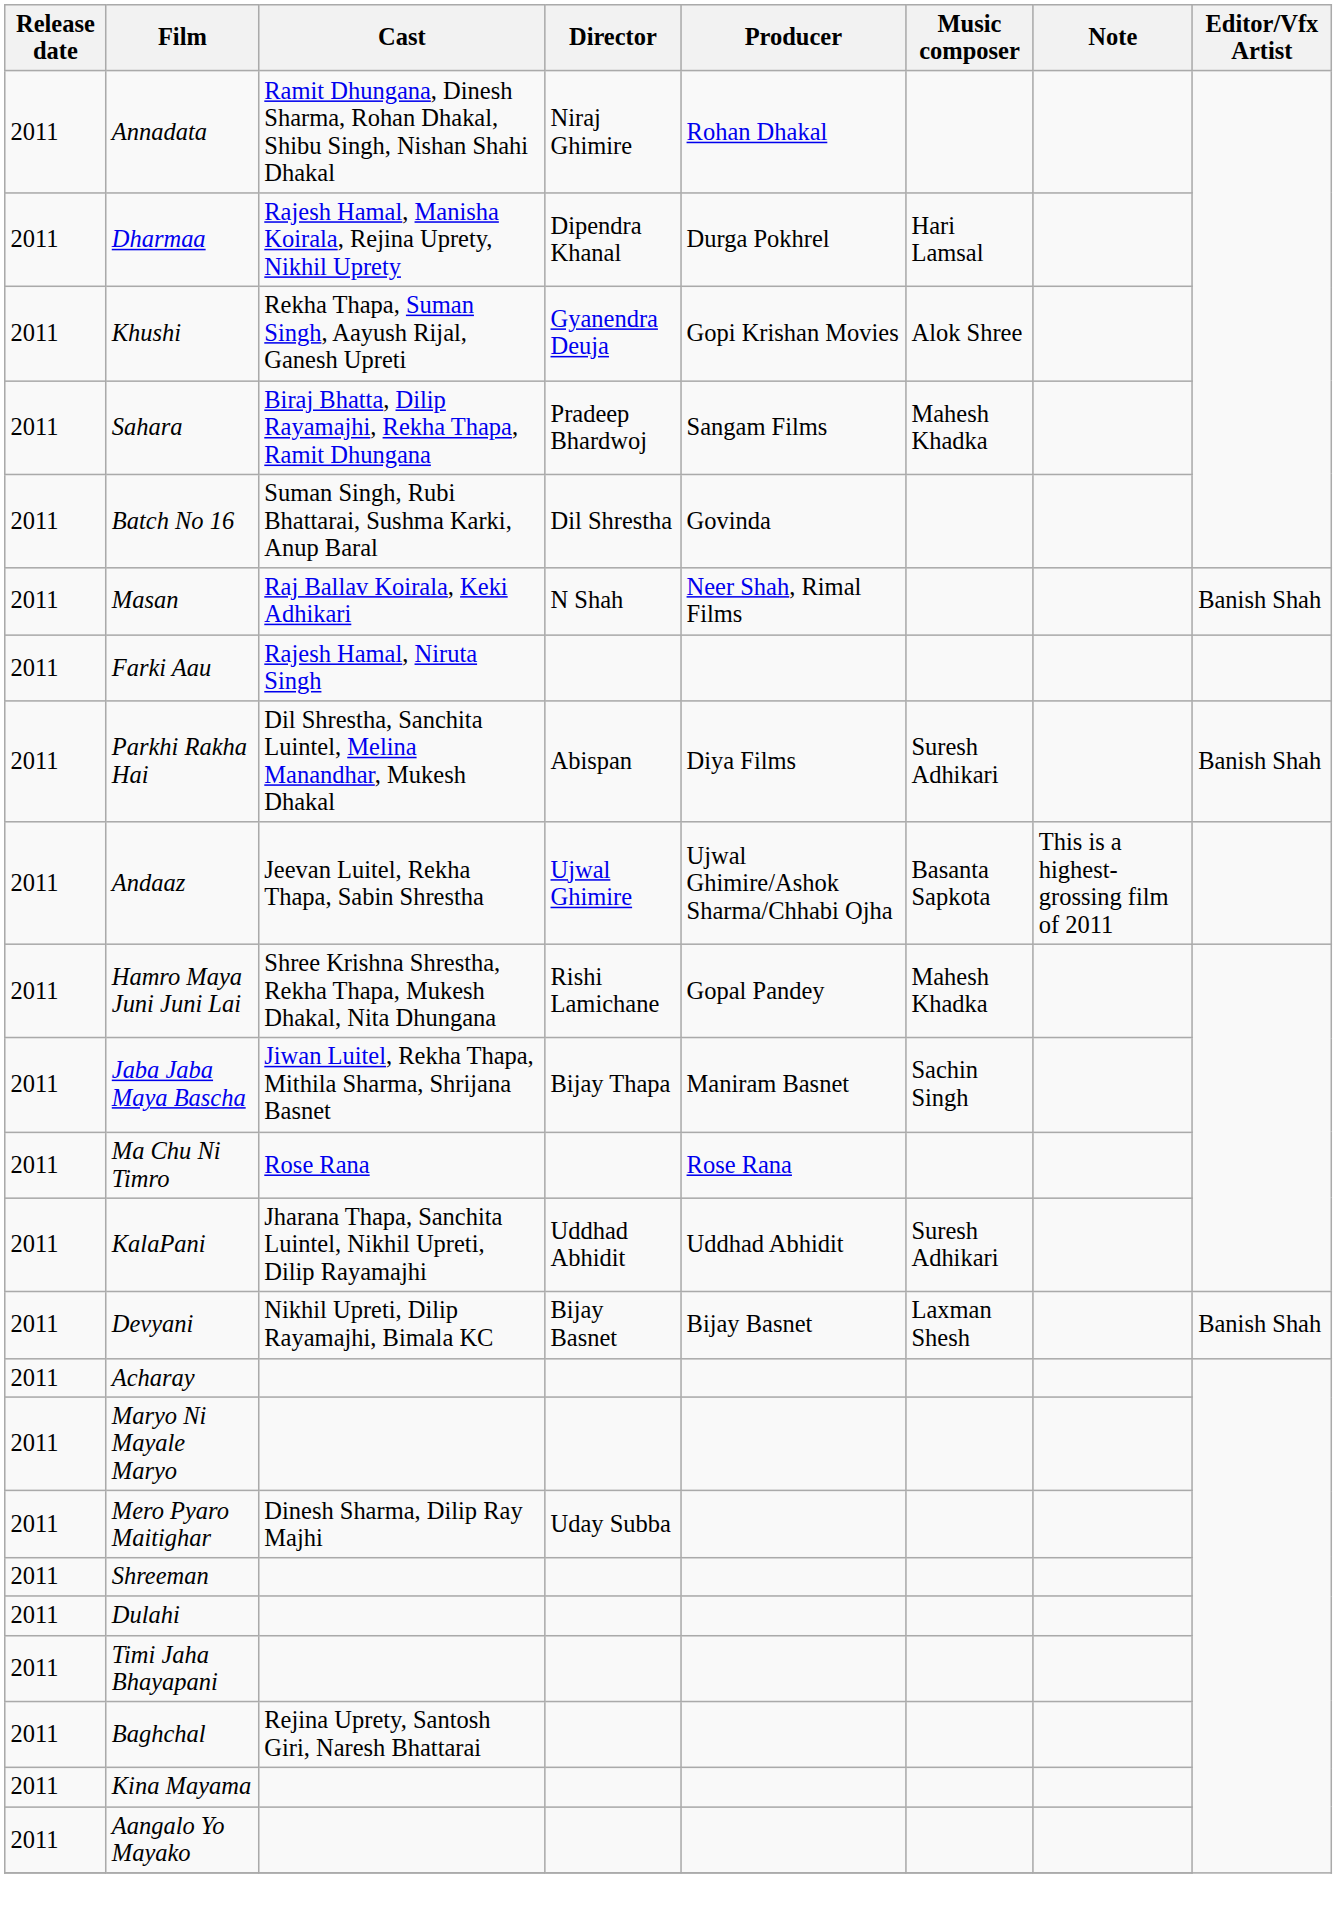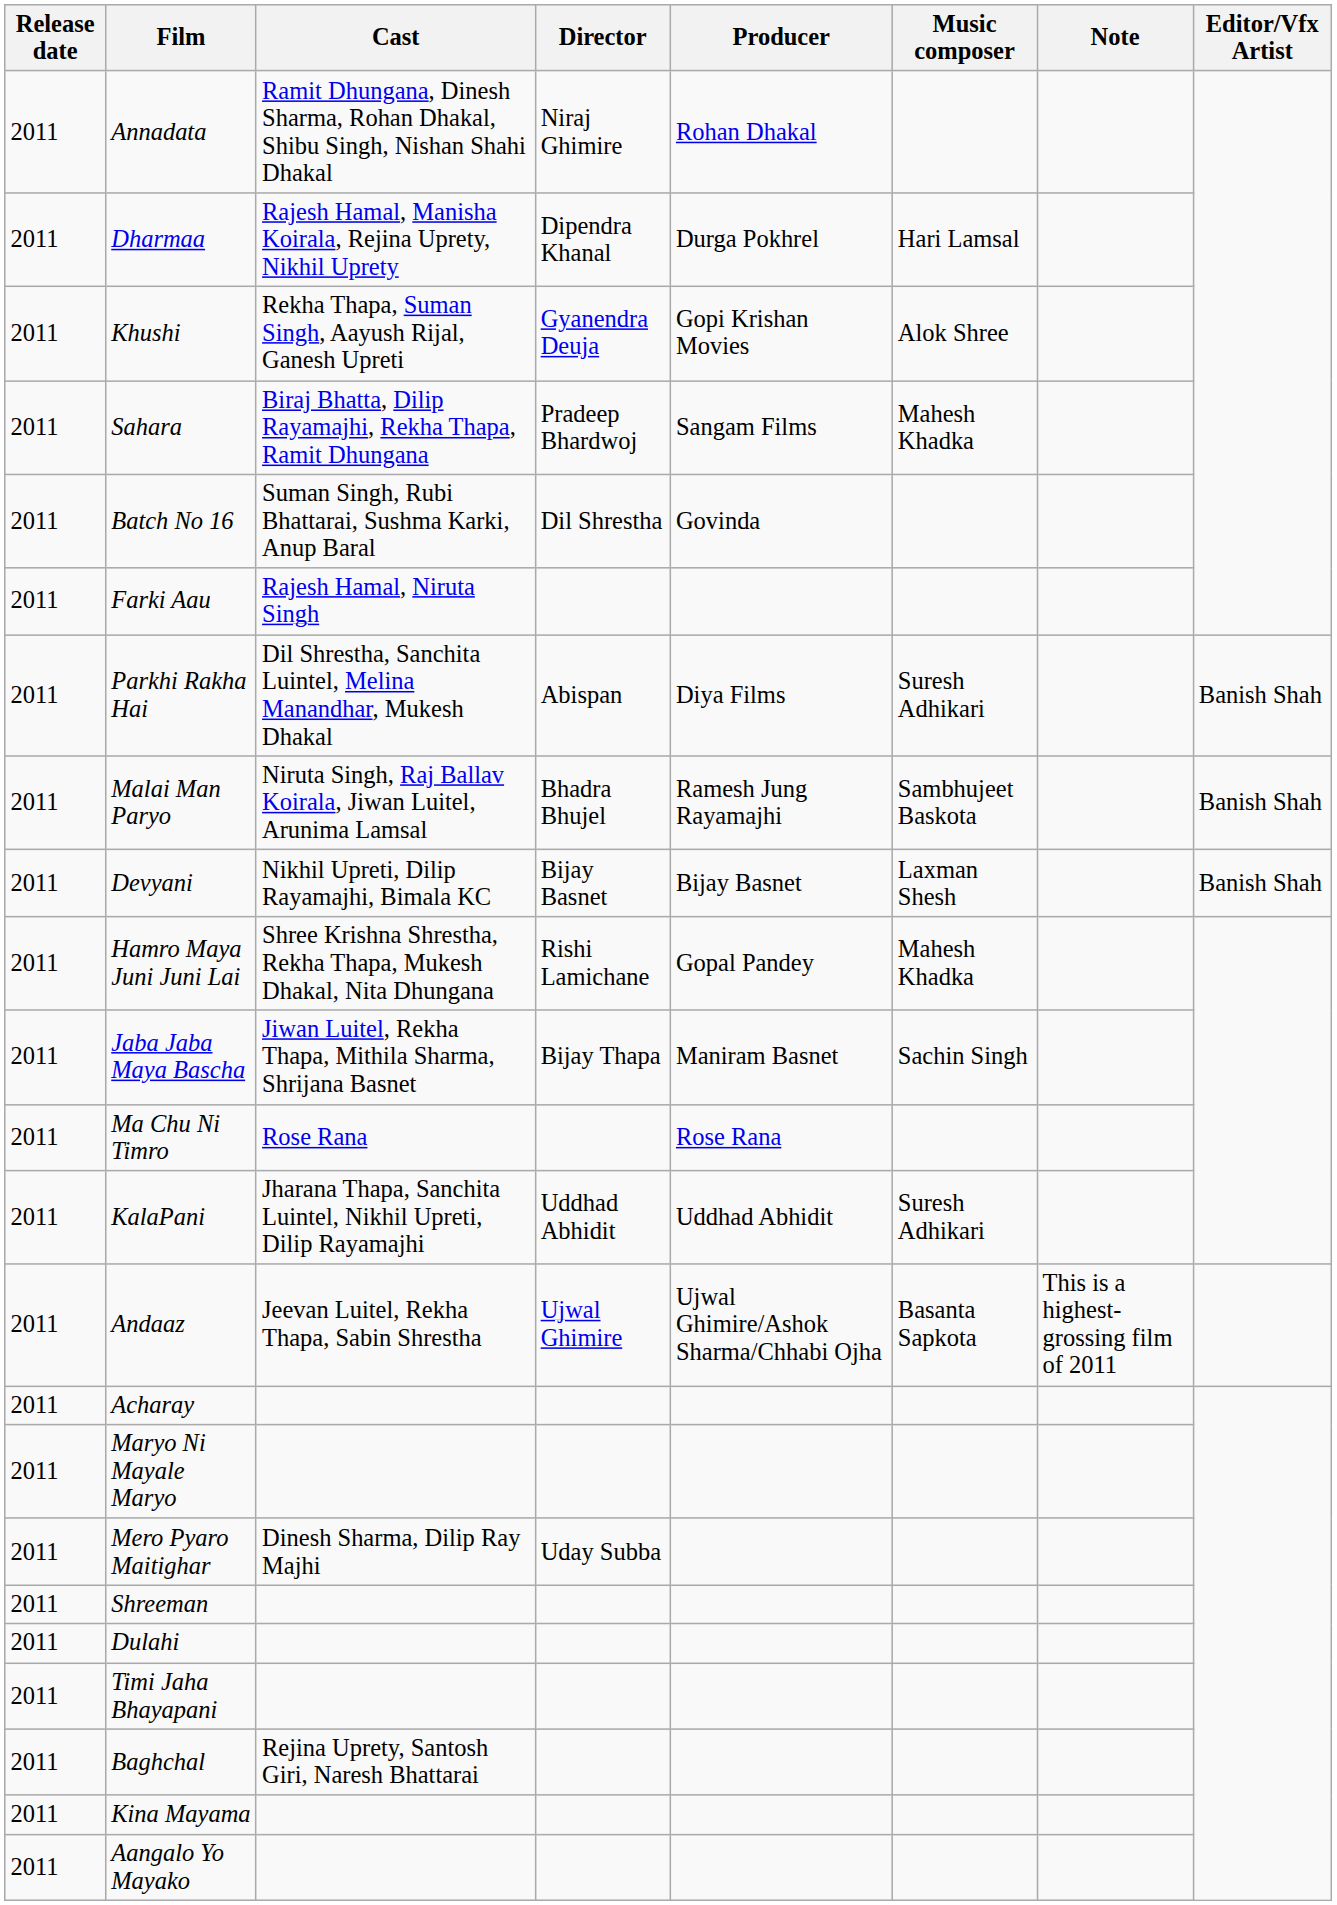- row: (145, 601)
+ row: (166, 802)
rows swapped: (153, 1324) <-> (148, 882)
